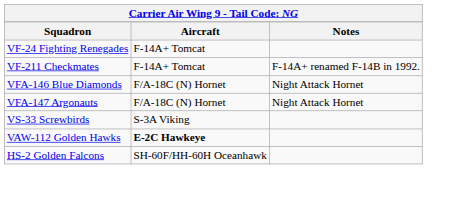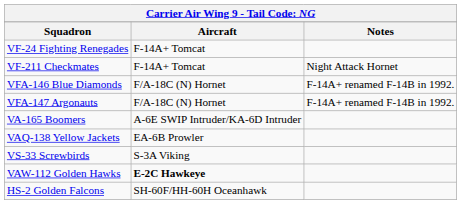(346, 66) F-14A+ renamed F-14B in 1992. -> (352, 66) Night Attack Hornet
(318, 84) Night Attack Hornet -> (380, 84) F-14A+ renamed F-14B in 1992.
(318, 102) Night Attack Hornet -> (380, 102) F-14A+ renamed F-14B in 1992.
+ row: (46, 119)
+ row: (63, 137)
